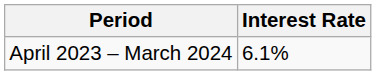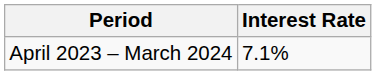(265, 53) 6.1% -> (265, 53) 7.1%
